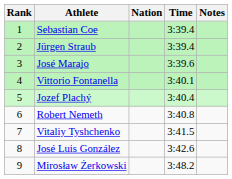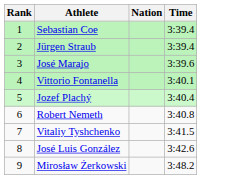- column: (212, 13)
